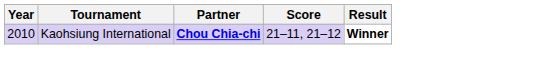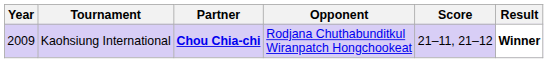+ column: (339, 15)
(21, 34) 2010 -> (21, 41) 2009
